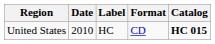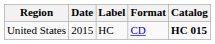(82, 30) 2010 -> (82, 30) 2015
